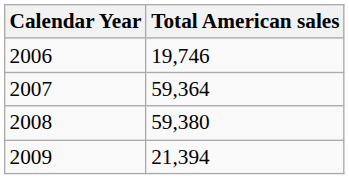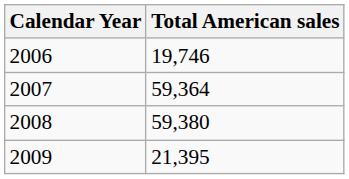(180, 156) 21,394 -> (180, 156) 21,395
